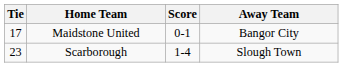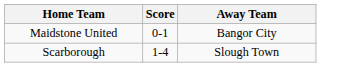- column: (16, 14)
